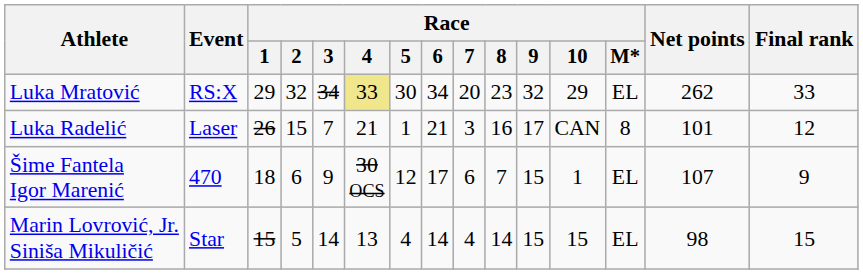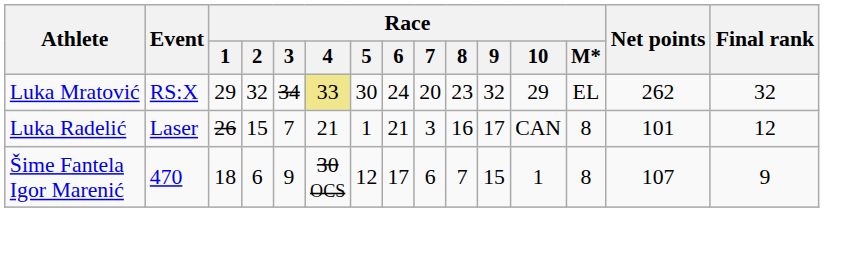(438, 92) 34 -> (398, 92) 24
(804, 92) 33 -> (765, 92) 32
(625, 177) EL -> (586, 177) 8
- row: (94, 238)
